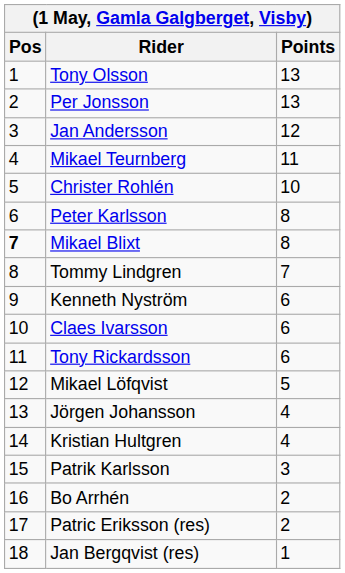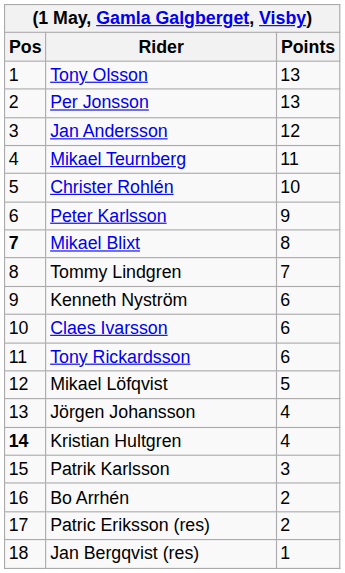(285, 215) 8 -> (285, 215) 9
(19, 441) normal -> (19, 441) bold
